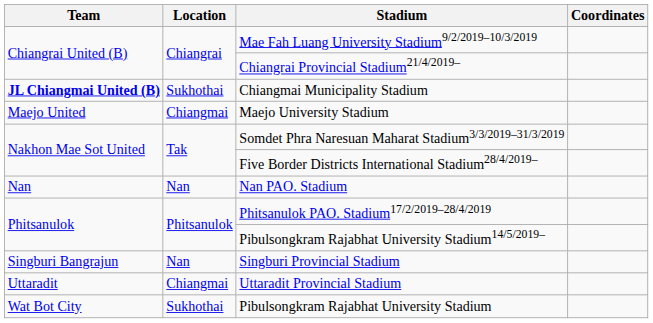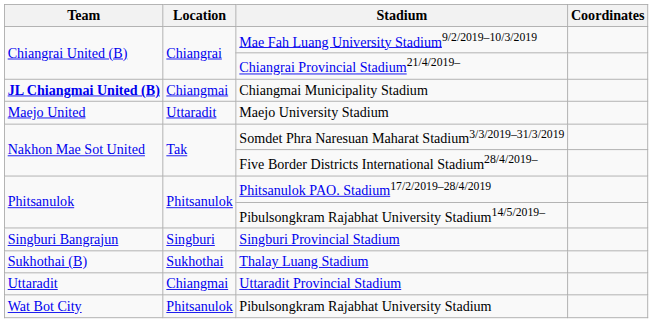(195, 90) Sukhothai -> (197, 90) Chiangmai
(197, 112) Chiangmai -> (191, 112) Uttaradit
- row: (293, 187)
(178, 261) Nan -> (191, 239) Singburi
+ row: (304, 261)
(195, 306) Sukhothai -> (200, 306) Phitsanulok
